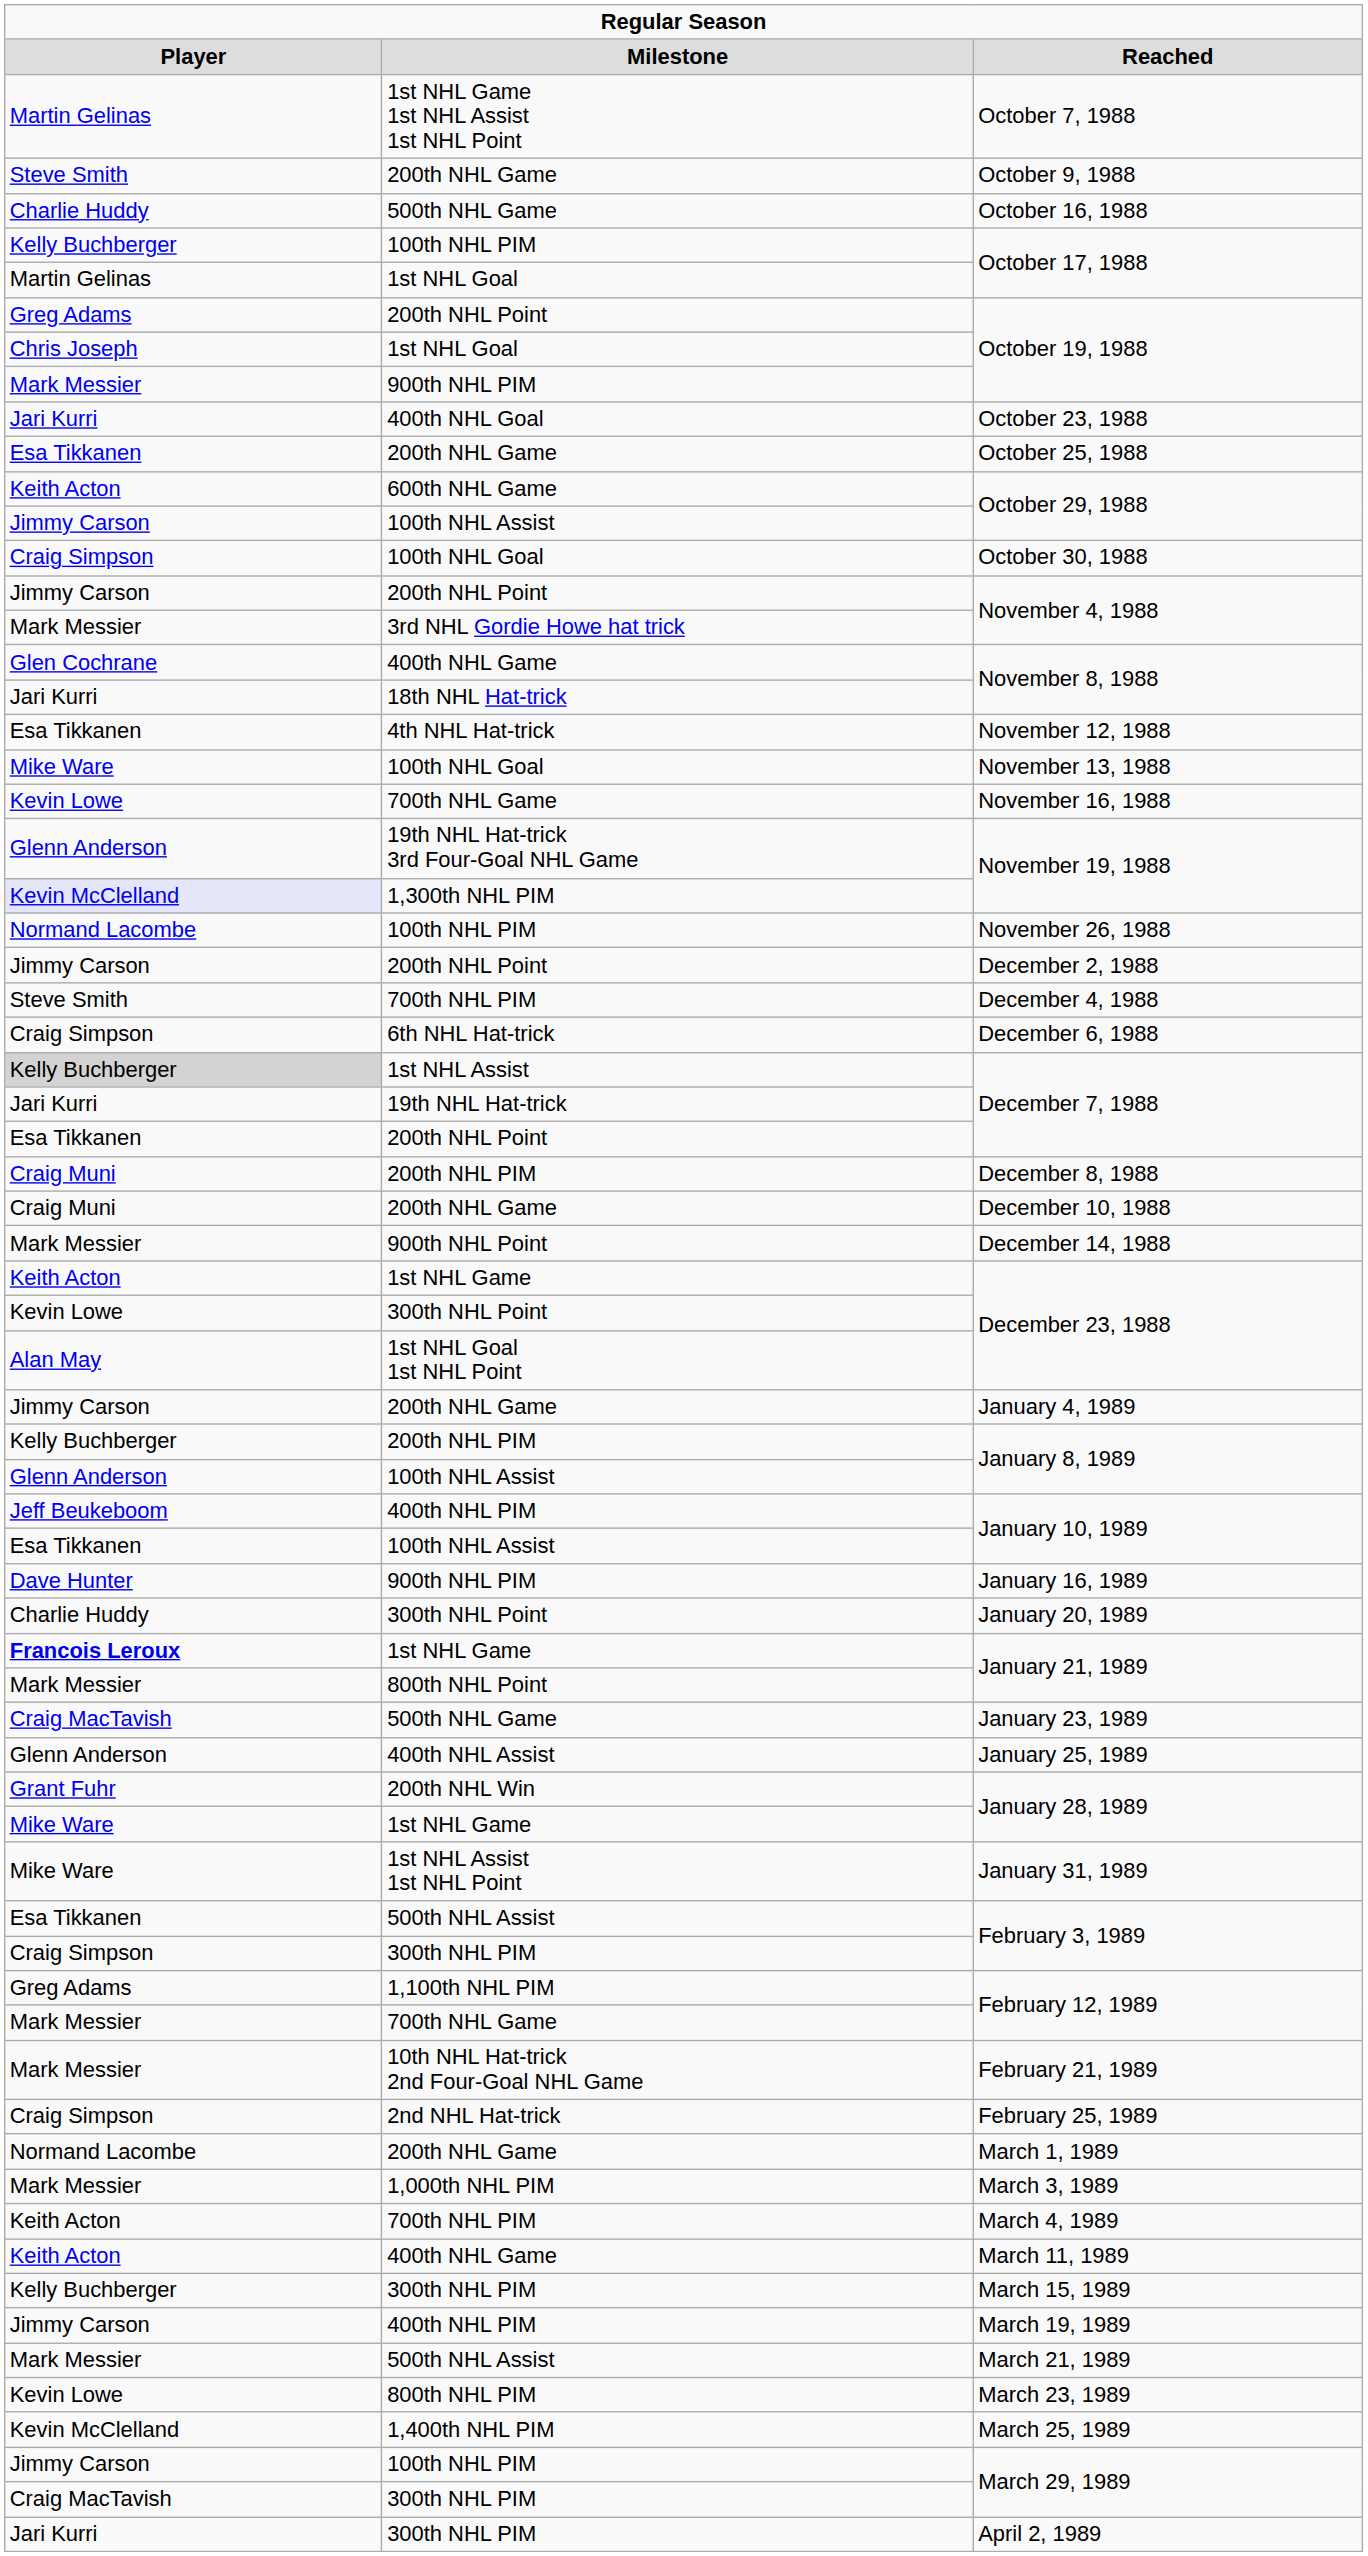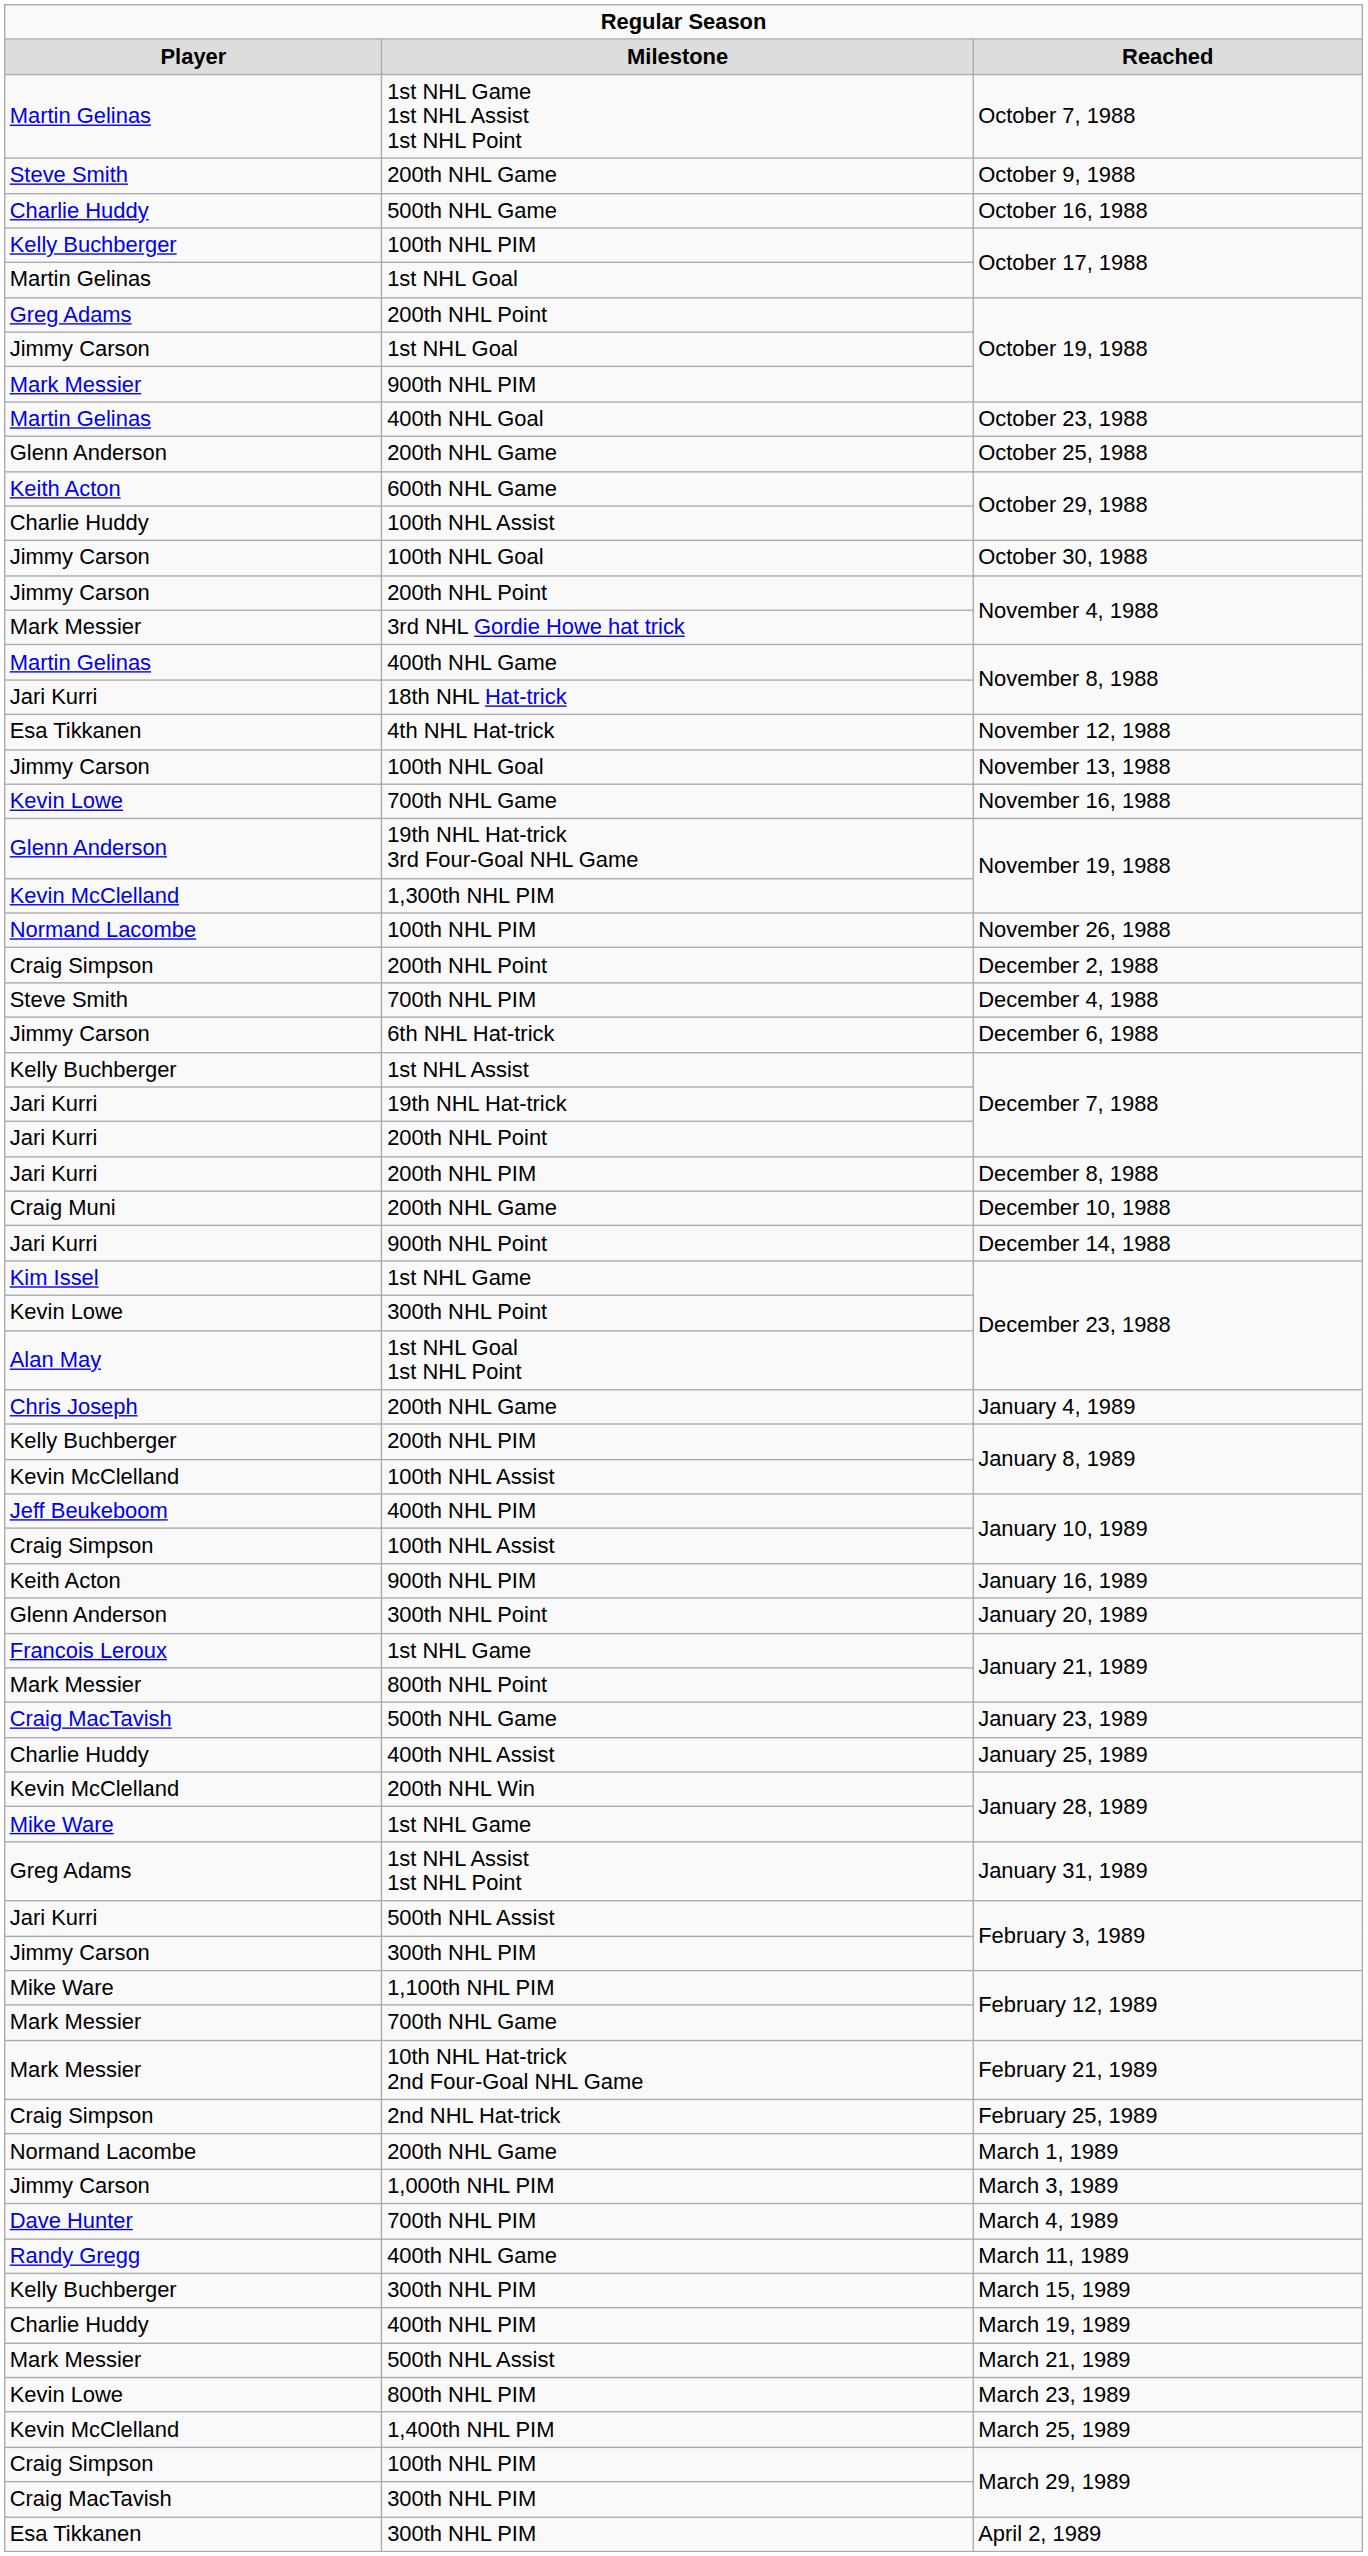(74, 349) Chris Joseph -> (80, 349) Jimmy Carson
(54, 418) Jari Kurri -> (80, 418) Martin Gelinas
(76, 453) Esa Tikkanen -> (88, 453) Glenn Anderson
(80, 523) Jimmy Carson -> (79, 523) Charlie Huddy
(82, 557) Craig Simpson -> (80, 557) Jimmy Carson
(83, 662) Glen Cochrane -> (80, 662) Martin Gelinas
(62, 766) Mike Ware -> (80, 766) Jimmy Carson
(94, 895) lavender background -> (94, 895) no background
(80, 964) Jimmy Carson -> (82, 964) Craig Simpson
(82, 1034) Craig Simpson -> (80, 1034) Jimmy Carson
(93, 1069) lightgrey background -> (93, 1069) no background
(76, 1138) Esa Tikkanen -> (54, 1138) Jari Kurri
(63, 1173) Craig Muni -> (54, 1173) Jari Kurri
(76, 1243) Mark Messier -> (54, 1243) Jari Kurri
(65, 1277) Keith Acton -> (54, 1277) Kim Issel
(80, 1406) Jimmy Carson -> (74, 1406) Chris Joseph
(88, 1476) Glenn Anderson -> (94, 1476) Kevin McClelland
(76, 1545) Esa Tikkanen -> (82, 1545) Craig Simpson
(71, 1580) Dave Hunter -> (65, 1580) Keith Acton
(79, 1615) Charlie Huddy -> (88, 1615) Glenn Anderson
(95, 1650) bold -> (88, 1650) normal
(88, 1754) Glenn Anderson -> (79, 1754) Charlie Huddy
(63, 1789) Grant Fuhr -> (94, 1789) Kevin McClelland
(62, 1871) Mike Ware -> (71, 1871) Greg Adams
(76, 1918) Esa Tikkanen -> (54, 1918) Jari Kurri
(82, 1952) Craig Simpson -> (80, 1952) Jimmy Carson
(71, 1987) Greg Adams -> (62, 1987) Mike Ware
(76, 2186) Mark Messier -> (80, 2186) Jimmy Carson
(65, 2220) Keith Acton -> (71, 2220) Dave Hunter
(65, 2255) Keith Acton -> (75, 2255) Randy Gregg
(80, 2325) Jimmy Carson -> (79, 2325) Charlie Huddy
(80, 2464) Jimmy Carson -> (82, 2464) Craig Simpson
(54, 2533) Jari Kurri -> (76, 2533) Esa Tikkanen
